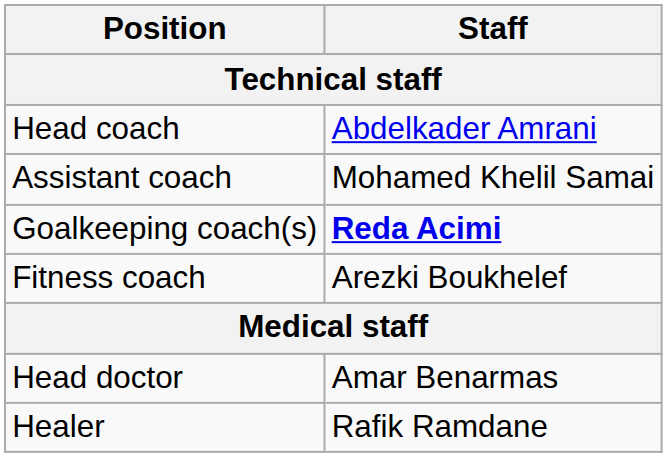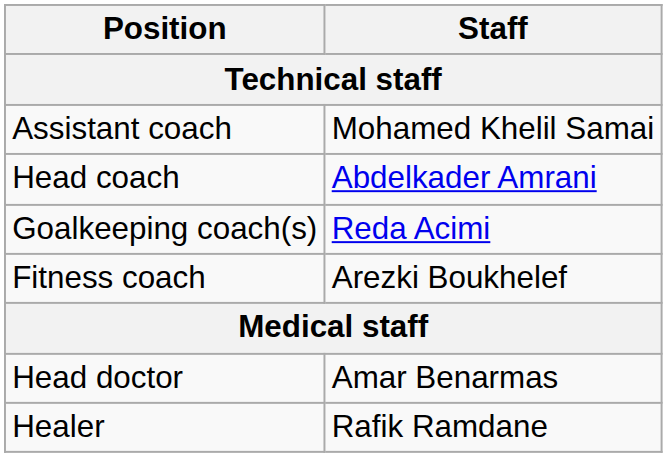rows swapped: (96, 128) <-> (122, 178)
(417, 228) bold -> (411, 228) normal
